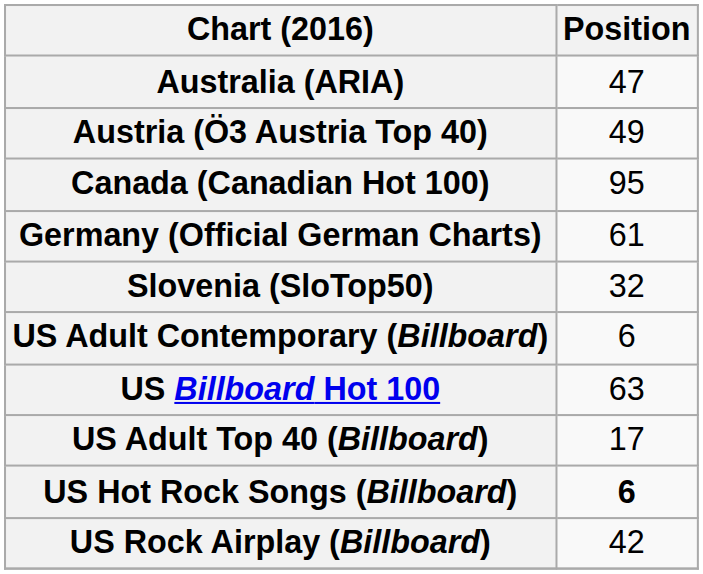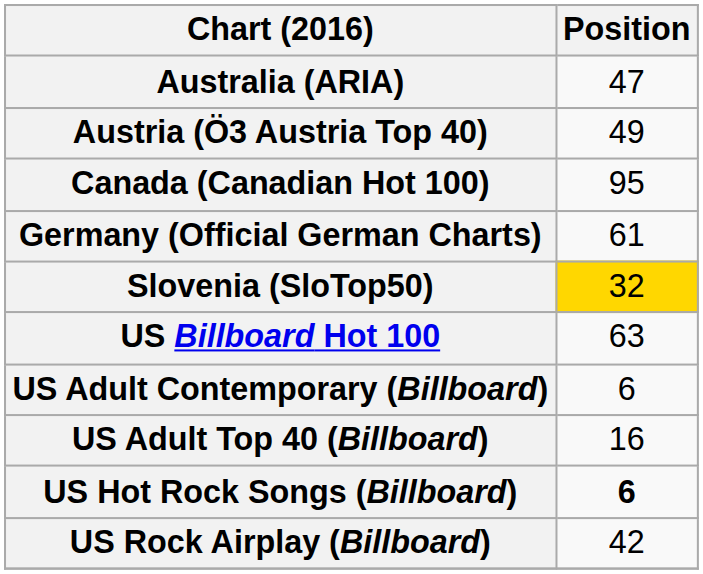(627, 286) no background -> (627, 286) gold background
rows swapped: (280, 388) <-> (280, 337)
(627, 440) 17 -> (627, 440) 16
